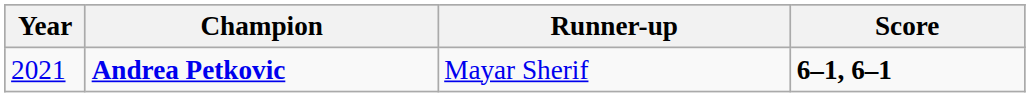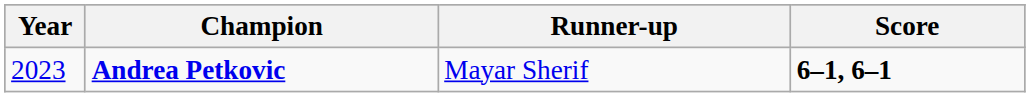(38, 69) 2021 -> (38, 69) 2023
